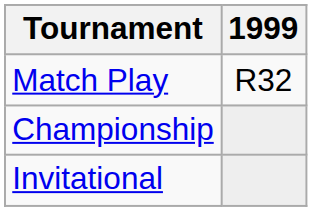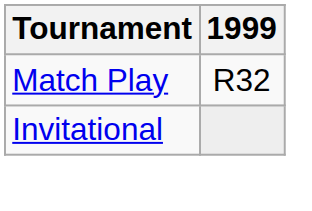- row: (113, 129)
